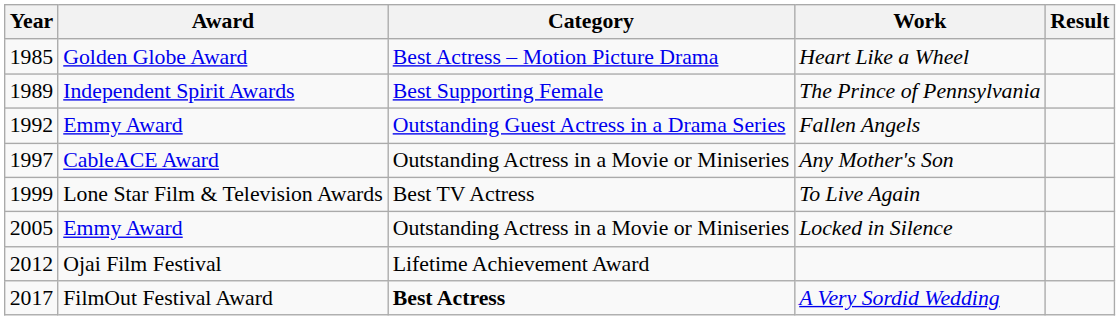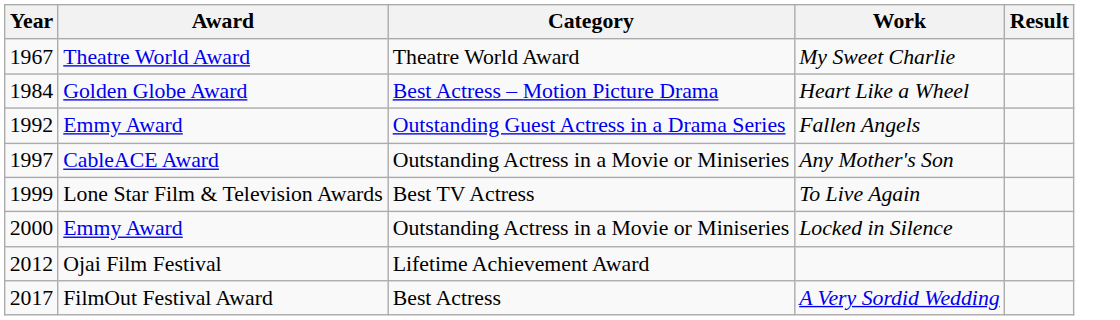+ row: (877, 56)
(31, 56) 1985 -> (31, 90) 1984
- row: (920, 90)
(31, 228) 2005 -> (31, 228) 2000
(449, 297) bold -> (447, 297) normal
